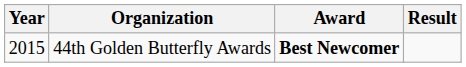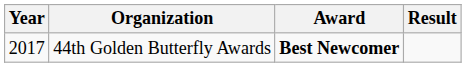(27, 47) 2015 -> (27, 47) 2017
